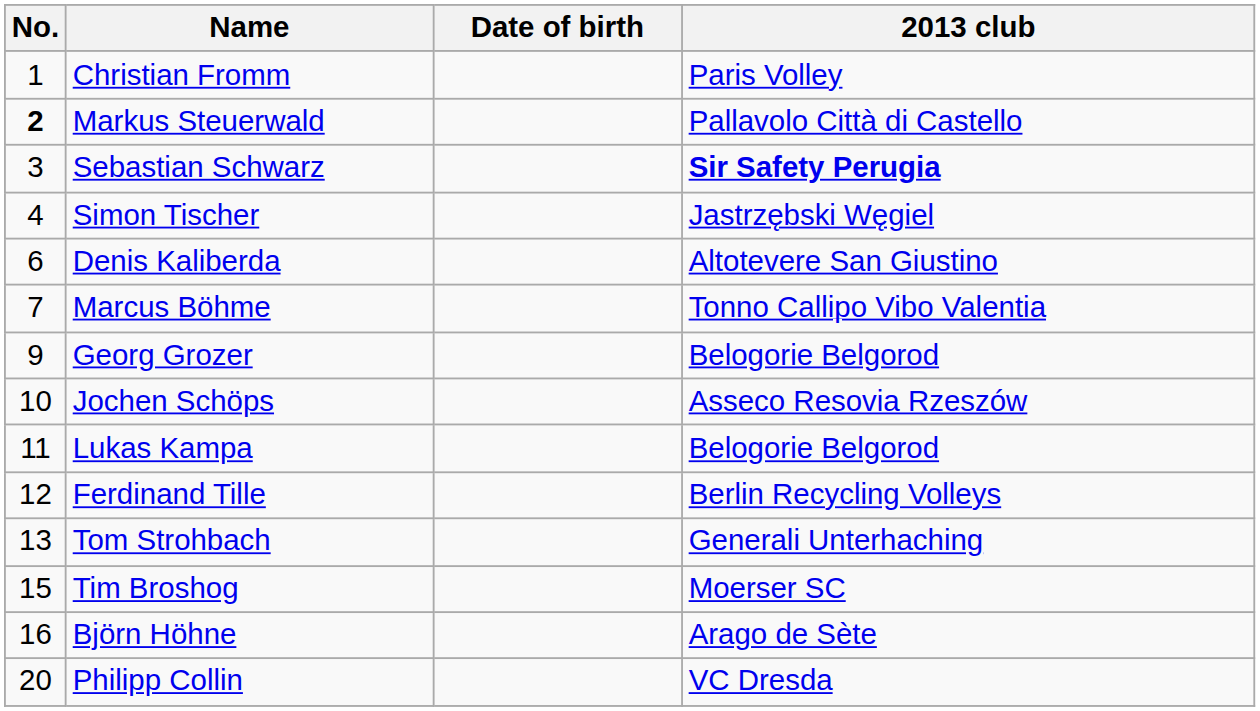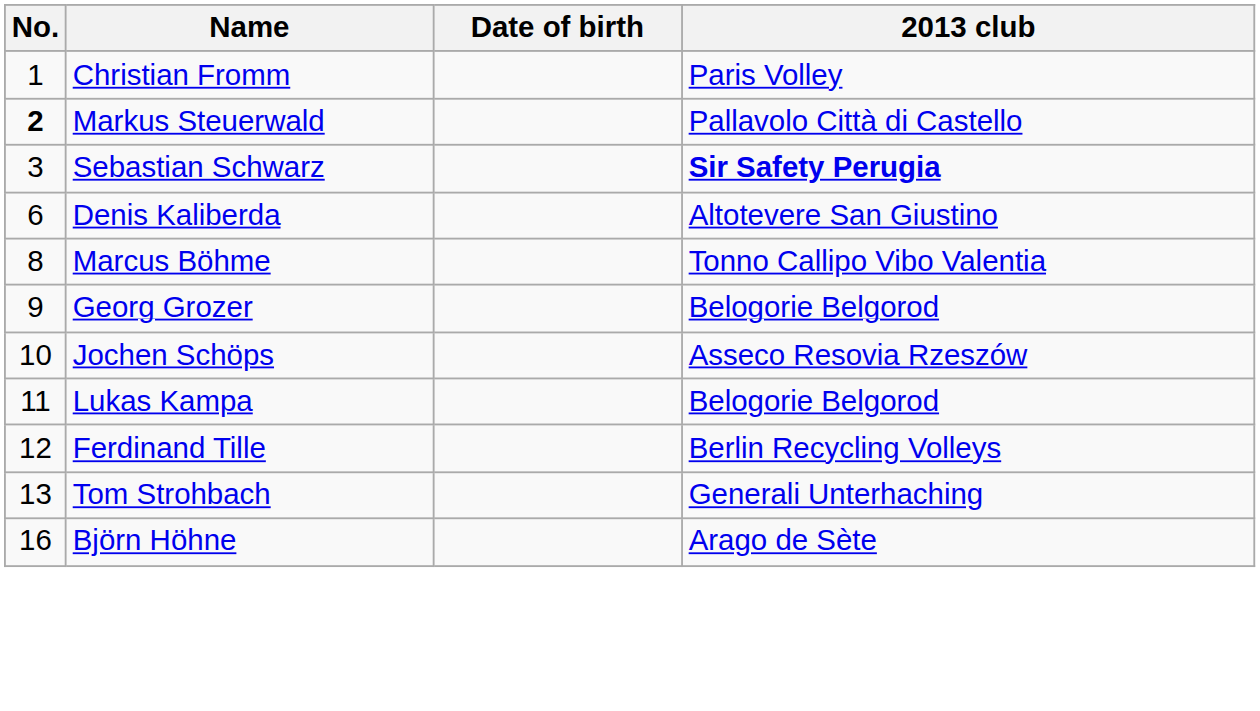- row: (166, 214)
(35, 307) 7 -> (35, 261) 8
- row: (156, 588)
- row: (158, 681)
